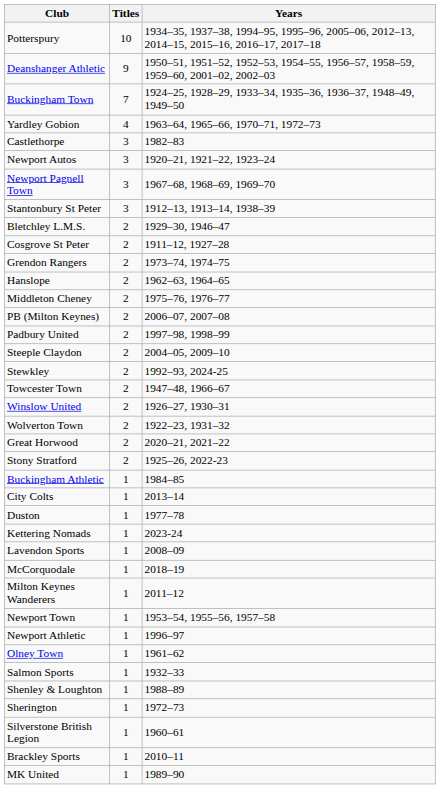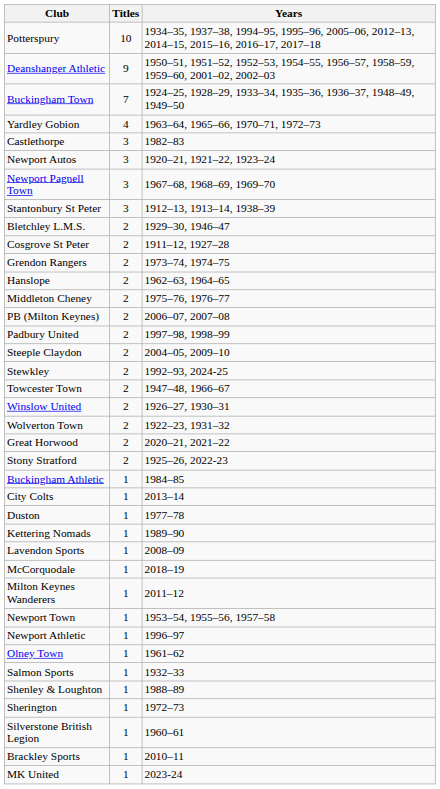(163, 533) 2023-24 -> (164, 533) 1989–90
(164, 774) 1989–90 -> (163, 774) 2023-24
